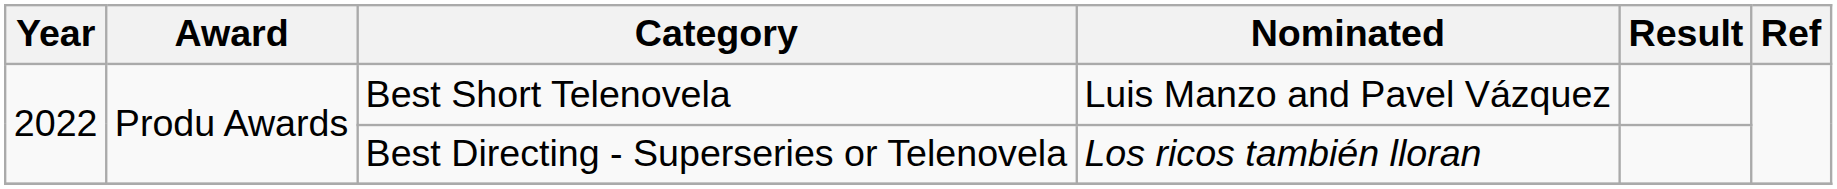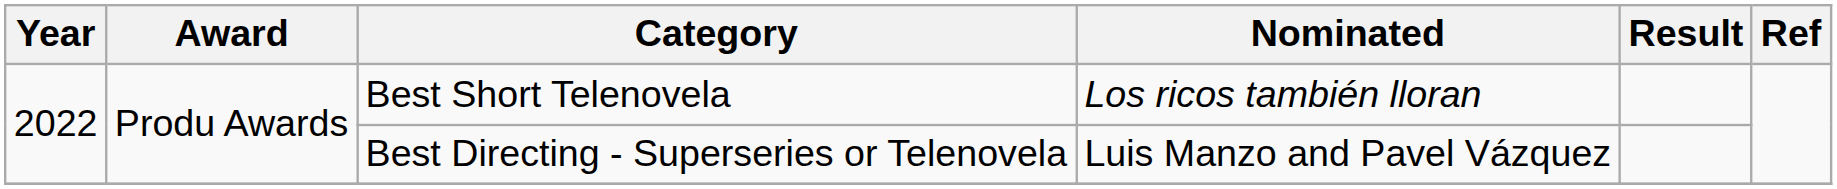(1348, 93) Luis Manzo and Pavel Vázquez -> (1283, 93) Los ricos también lloran
(1283, 153) Los ricos también lloran -> (1348, 153) Luis Manzo and Pavel Vázquez
